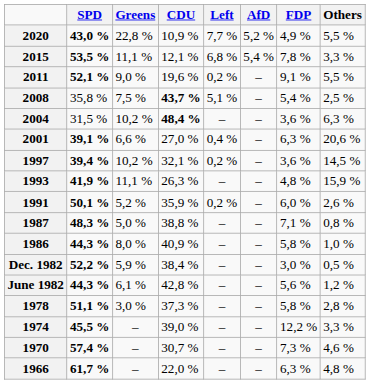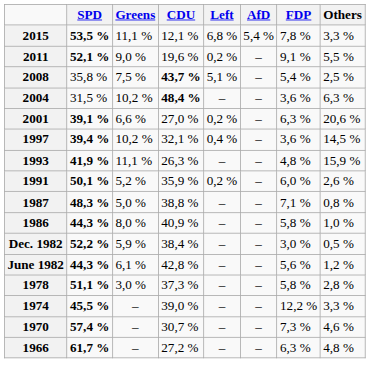- row: (36, 35)
(222, 139) 0,4 % -> (222, 118) 0,2 %
(222, 160) 0,2 % -> (222, 139) 0,4 %
(180, 368) 22,0 % -> (180, 347) 27,2 %
